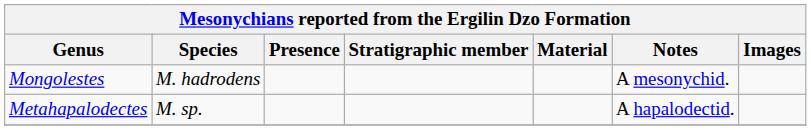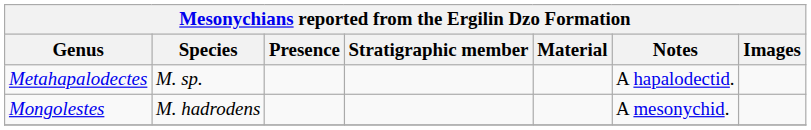rows swapped: (78, 109) <-> (57, 79)
